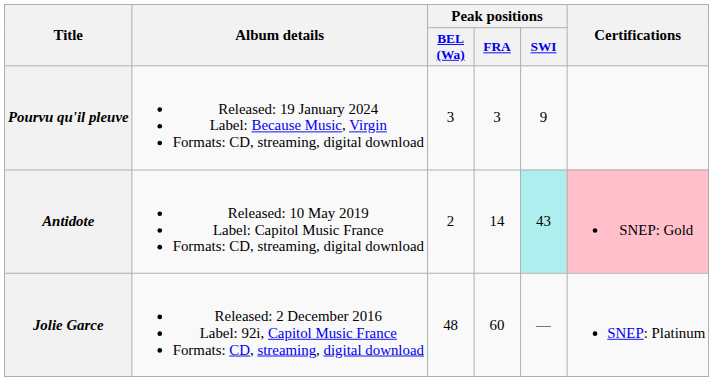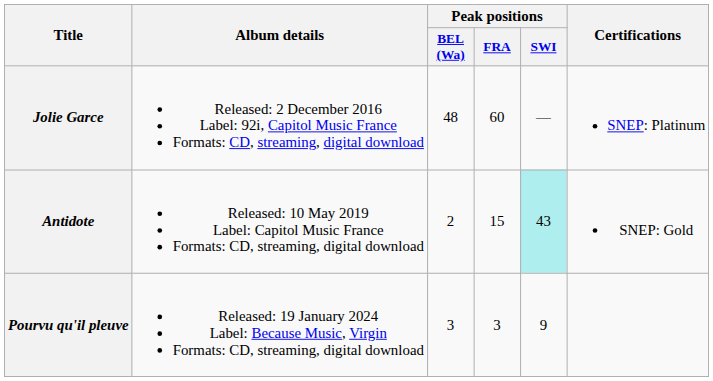rows swapped: (68, 324) <-> (68, 117)
(497, 221) 14 -> (497, 221) 15
(638, 230) pink background -> (638, 230) no background
